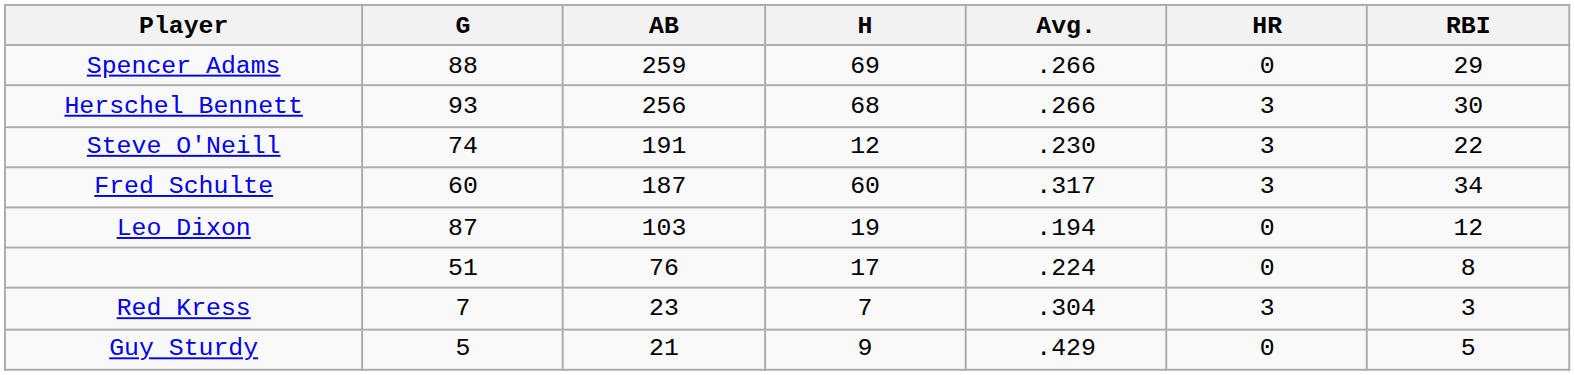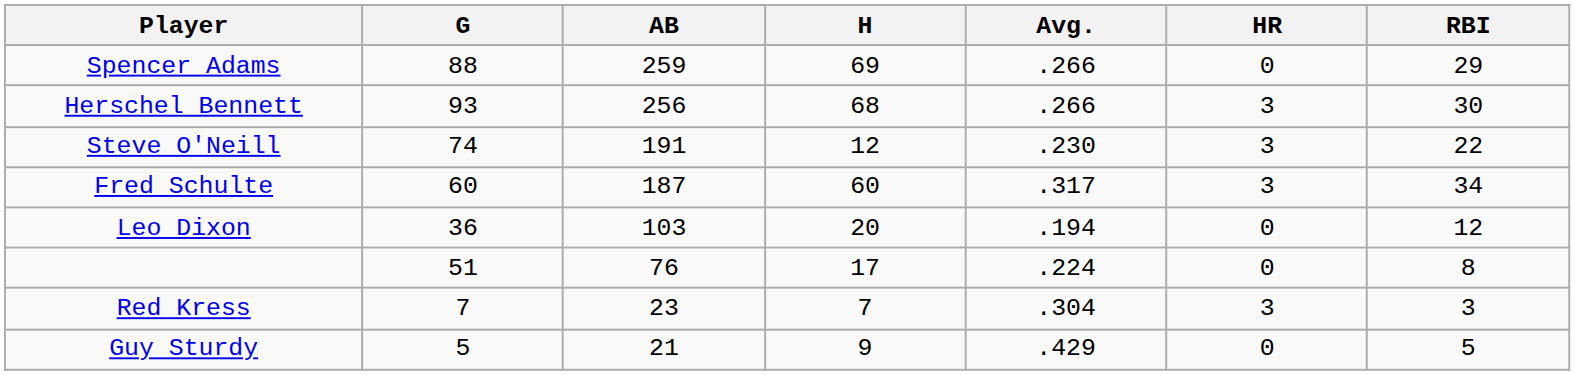(463, 228) 87 -> (463, 228) 36
(865, 228) 19 -> (865, 228) 20
